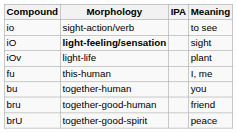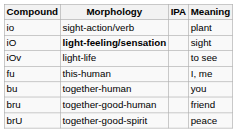(204, 27) to see -> (201, 27) plant
(201, 58) plant -> (204, 58) to see
